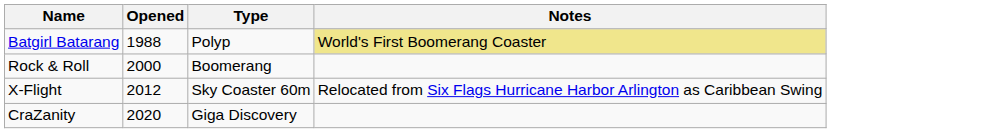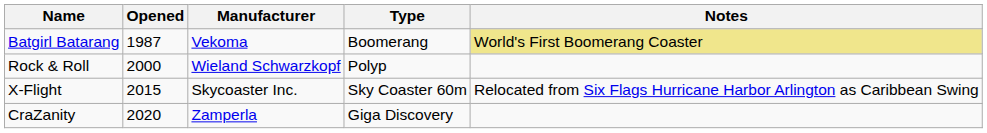+ column: (266, 16)
(144, 41) 1988 -> (144, 41) 1987
(211, 41) Polyp -> (388, 41) Boomerang
(232, 66) Boomerang -> (367, 66) Polyp
(144, 90) 2012 -> (144, 90) 2015
